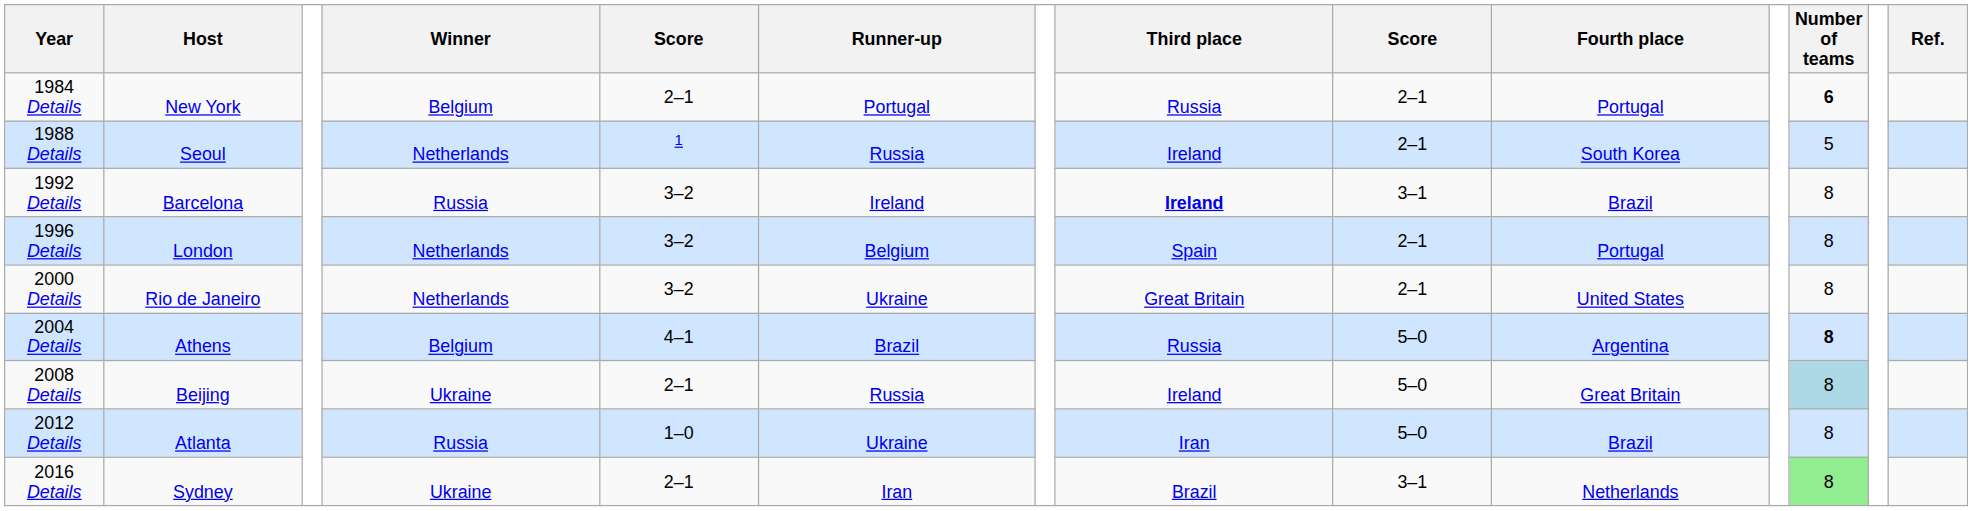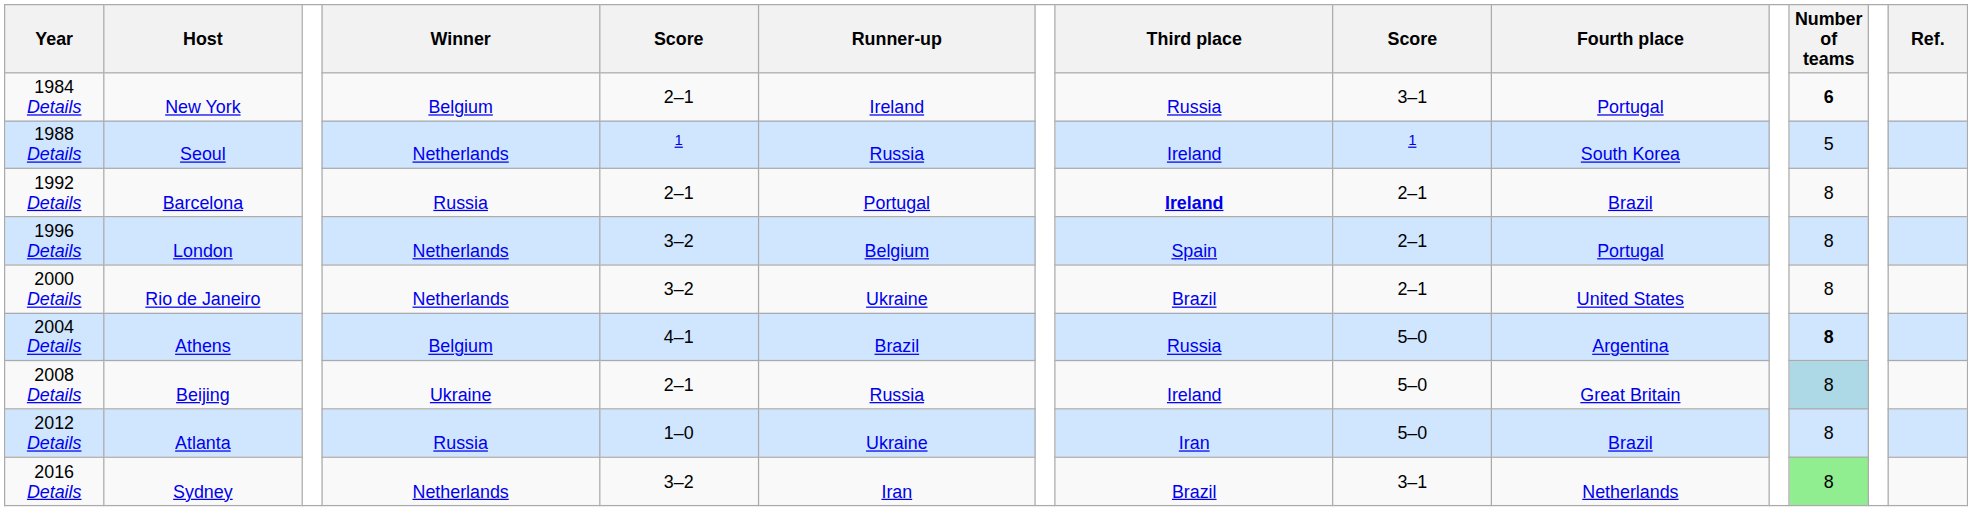(897, 107) Portugal -> (897, 107) Ireland
(1412, 97) 2–1 -> (1412, 97) 3–1
(1412, 145) 2–1 -> (1412, 141) 1
(679, 193) 3–2 -> (679, 193) 2–1
(897, 203) Ireland -> (897, 203) Portugal
(1412, 193) 3–1 -> (1412, 193) 2–1
(1194, 299) Great Britain -> (1194, 299) Brazil
(461, 491) Ukraine -> (461, 491) Netherlands
(679, 481) 2–1 -> (679, 481) 3–2
